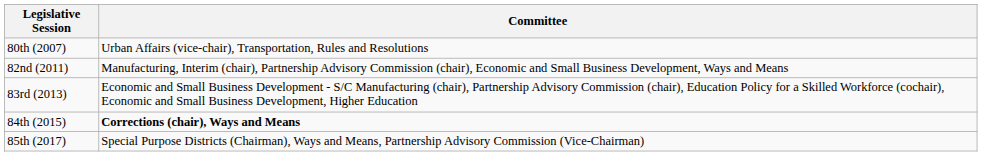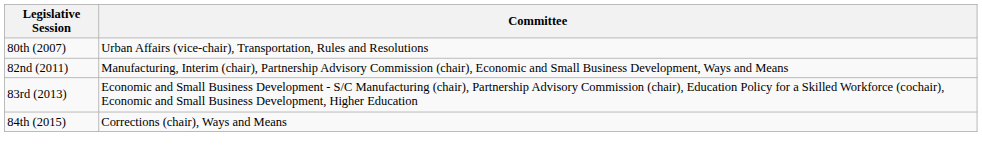(201, 121) bold -> (194, 121) normal
- row: (37, 141)
